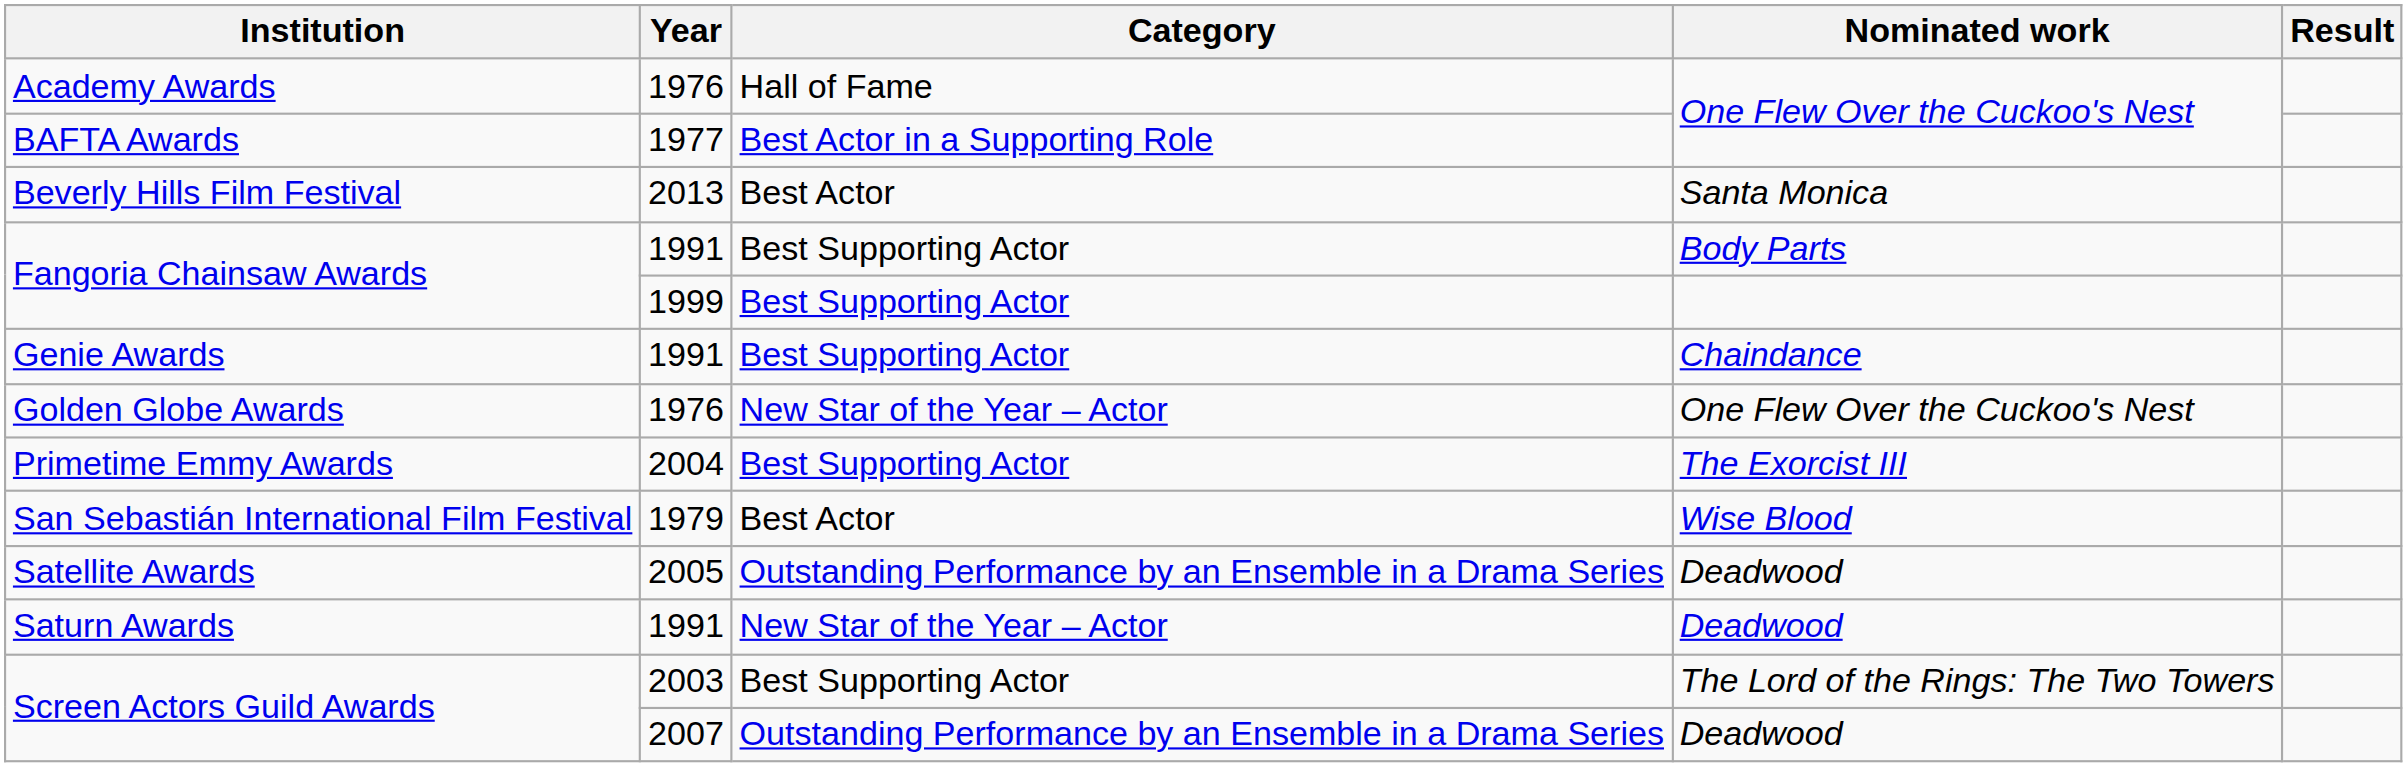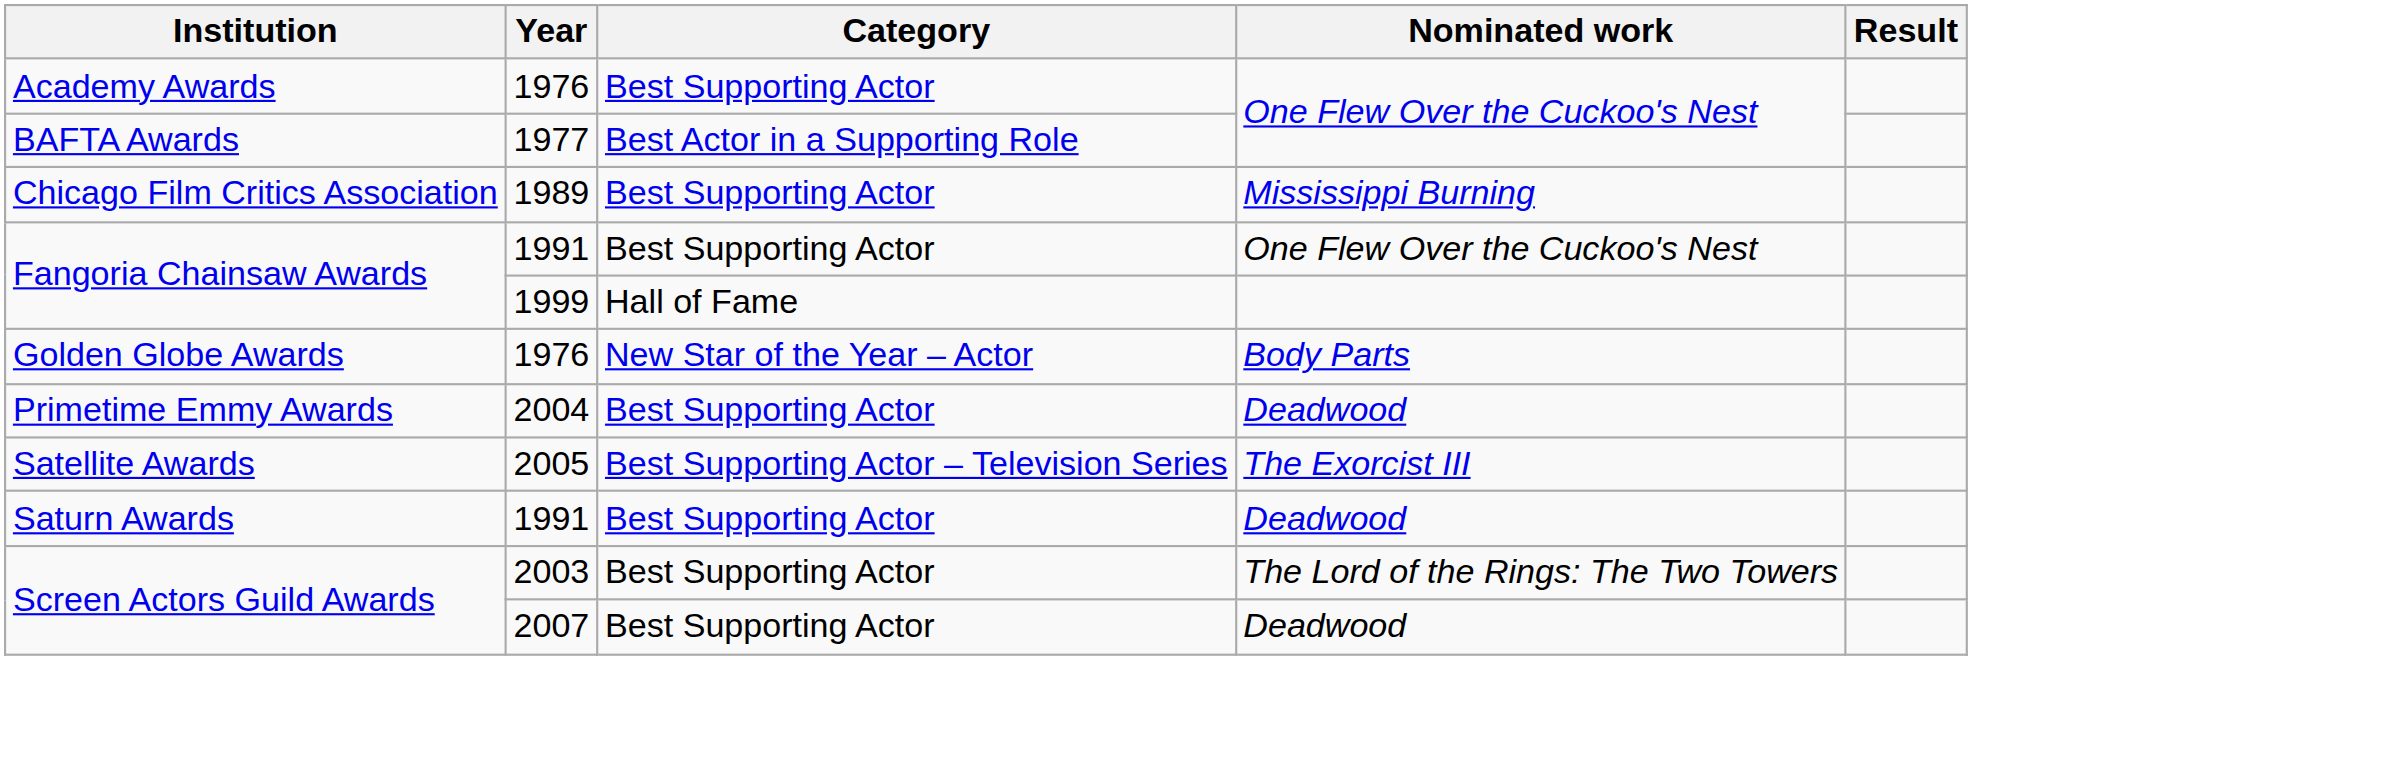(836, 85) Hall of Fame -> (770, 85) Best Supporting Actor
- row: (207, 193)
+ row: (255, 193)
(1763, 247) Body Parts -> (1500, 247) One Flew Over the Cuckoo's Nest
(904, 301) Best Supporting Actor -> (702, 301) Hall of Fame
- row: (119, 355)
(1937, 409) One Flew Over the Cuckoo's Nest -> (1327, 355) Body Parts
(1793, 463) The Exorcist III -> (1325, 409) Deadwood
- row: (323, 517)
(1202, 572) Outstanding Performance by an Ensemble in a Drama Series -> (916, 463) Best Supporting Actor – Television Series
(1761, 572) Deadwood -> (1357, 463) The Exorcist III
(954, 626) New Star of the Year – Actor -> (770, 517) Best Supporting Actor
(1202, 734) Outstanding Performance by an Ensemble in a Drama Series -> (770, 626) Best Supporting Actor
